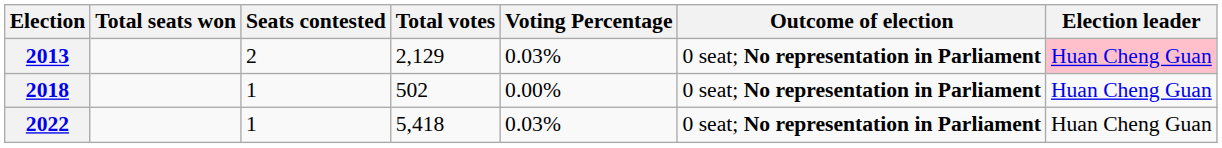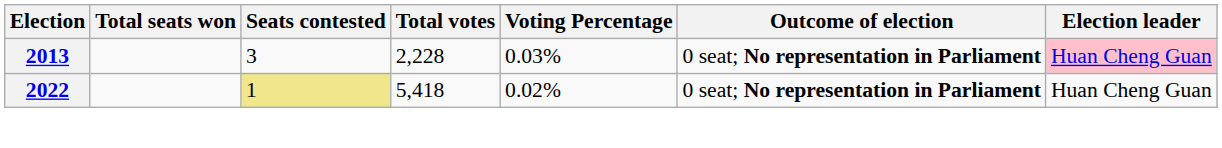(251, 55) 2 -> (251, 55) 3
(420, 55) 2,129 -> (420, 55) 2,228
- row: (47, 90)
(251, 124) no background -> (251, 90) khaki background
(533, 124) 0.03% -> (533, 90) 0.02%
